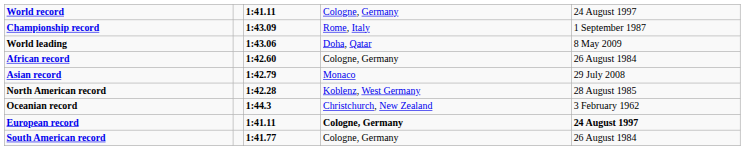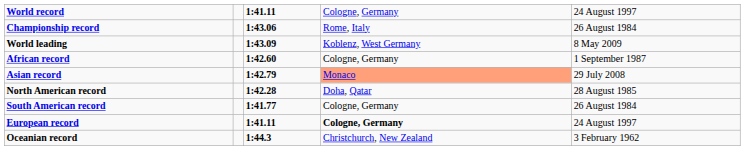(261, 28) 1:43.09 -> (261, 28) 1:43.06
(610, 28) 1 September 1987 -> (605, 28) 26 August 1984
(261, 43) 1:43.06 -> (261, 43) 1:43.09
(347, 43) Doha, Qatar -> (372, 43) Koblenz, West Germany
(605, 59) 26 August 1984 -> (610, 59) 1 September 1987
(339, 75) no background -> (339, 75) lightsalmon background
(372, 91) Koblenz, West Germany -> (347, 91) Doha, Qatar
rows swapped: (56, 138) <-> (42, 106)
(606, 122) bold -> (605, 122) normal
